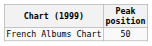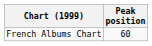(125, 34) 50 -> (125, 34) 60
